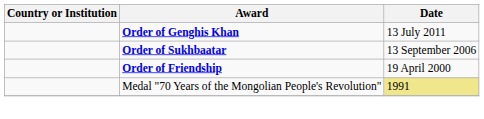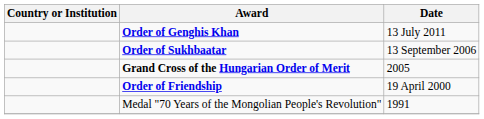+ row: (236, 68)
(398, 86) khaki background -> (398, 104) no background
